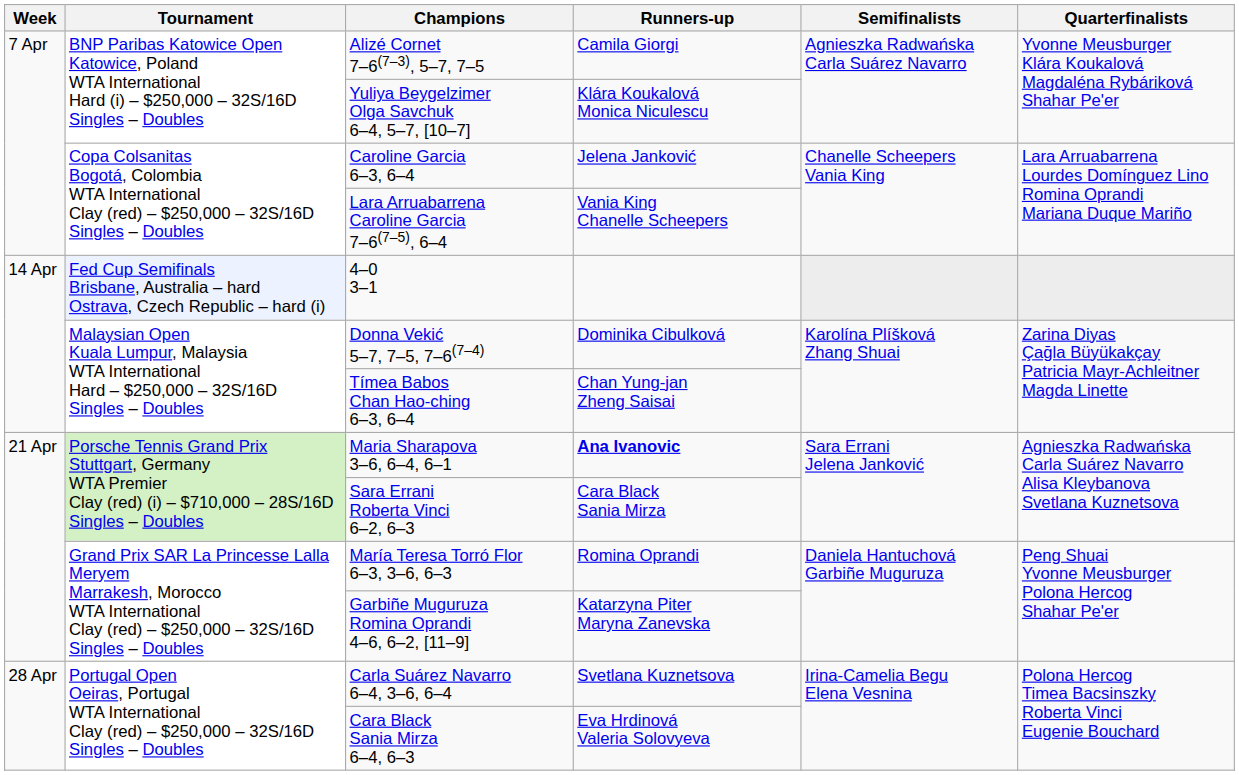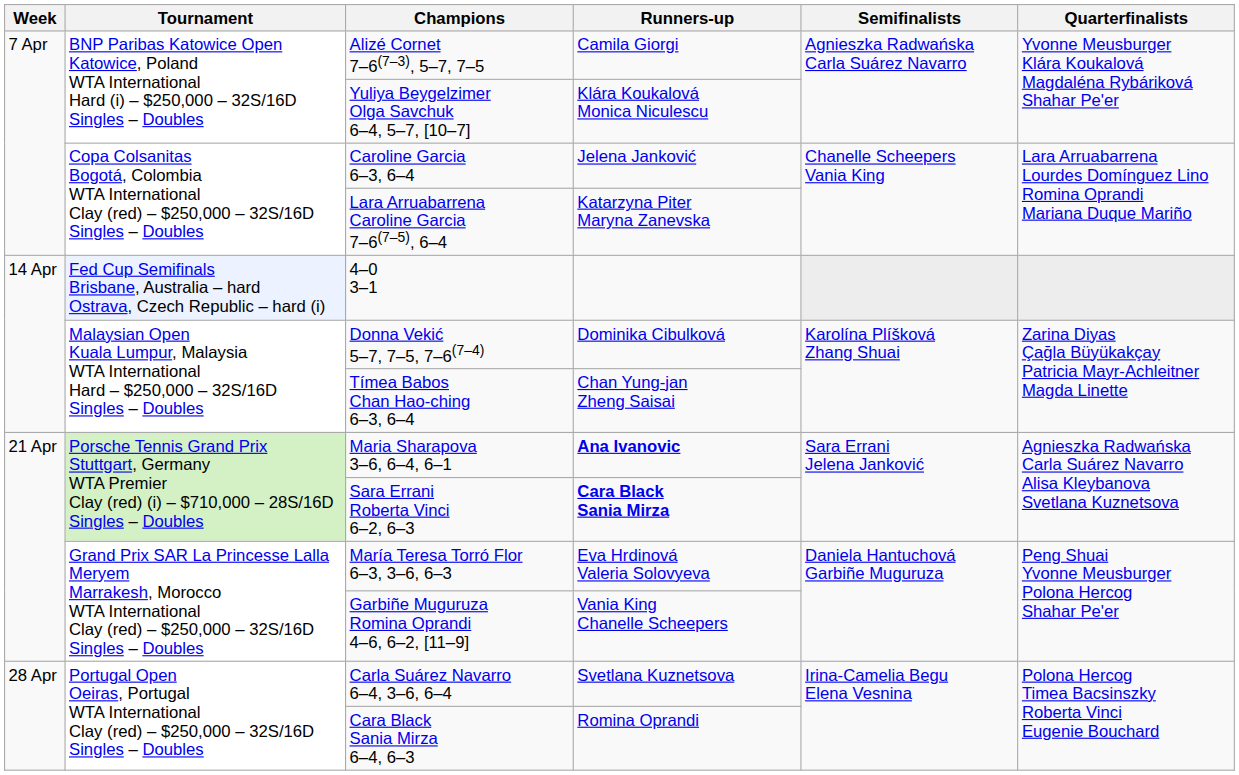(653, 211) Vania King Chanelle Scheepers -> (644, 211) Katarzyna Piter Maryna Zanevska
(621, 500) normal -> (623, 500) bold
(638, 555) Romina Oprandi -> (644, 564) Eva Hrdinová Valeria Solovyeva
(644, 614) Katarzyna Piter Maryna Zanevska -> (653, 614) Vania King Chanelle Scheepers
(644, 729) Eva Hrdinová Valeria Solovyeva -> (638, 720) Romina Oprandi
